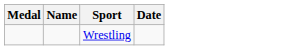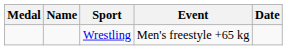+ column: (193, 14)
